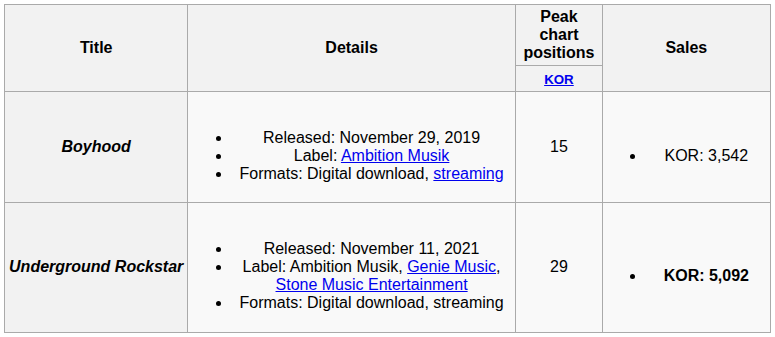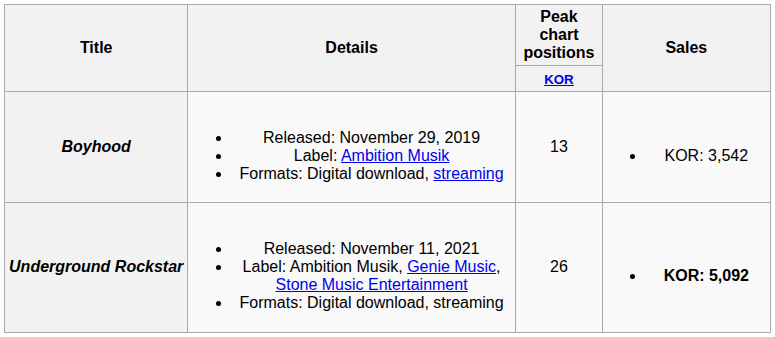(559, 146) 15 -> (559, 146) 13
(559, 267) 29 -> (559, 267) 26
